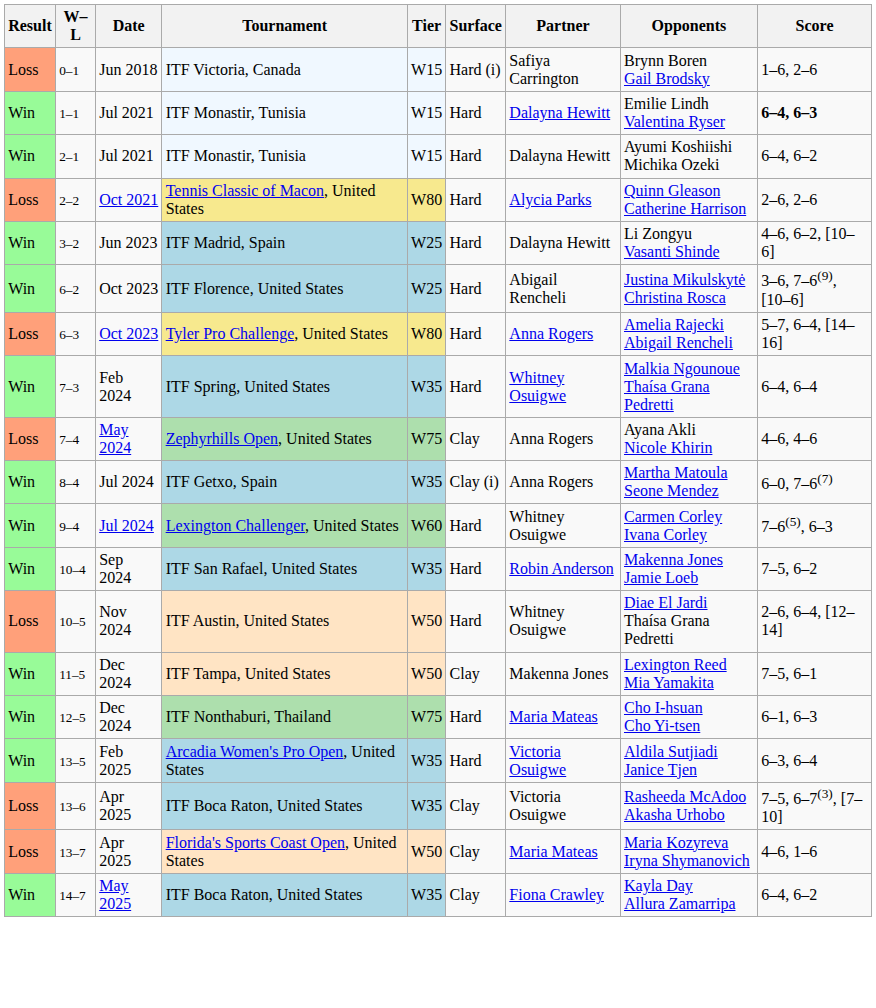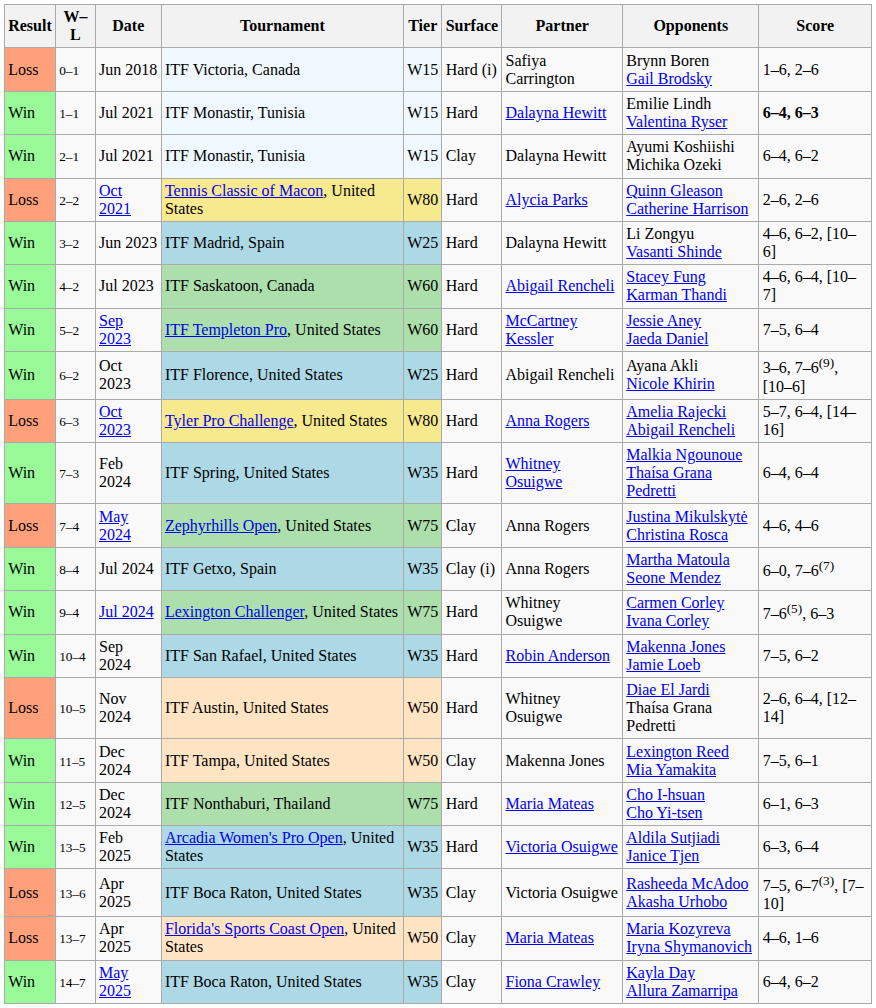(466, 156) Hard -> (461, 156) Clay
+ row: (69, 287)
+ row: (69, 330)
(685, 288) Justina Mikulskytė Christina Rosca -> (670, 375) Ayana Akli Nicole Khirin
(668, 438) Ayana Akli Nicole Khirin -> (687, 525) Justina Mikulskytė Christina Rosca
(427, 525) W60 -> (423, 612) W75
